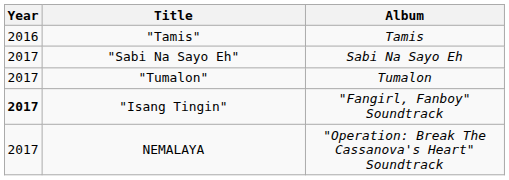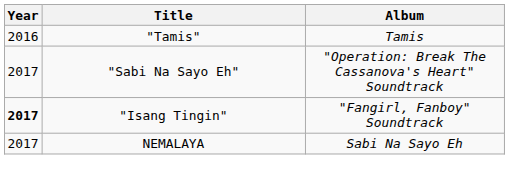(405, 57) Sabi Na Sayo Eh -> (405, 72) "Operation: Break The Cassanova's Heart" Soundtrack
- row: (173, 78)
(405, 150) "Operation: Break The Cassanova's Heart" Soundtrack -> (405, 143) Sabi Na Sayo Eh
